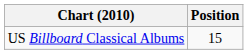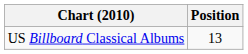(215, 37) 15 -> (215, 37) 13
